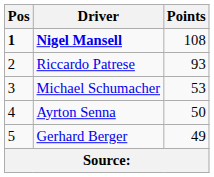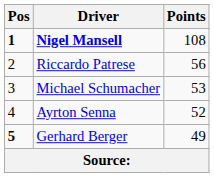(198, 64) 93 -> (198, 64) 56
(198, 112) 50 -> (198, 112) 52
(12, 137) normal -> (12, 137) bold
